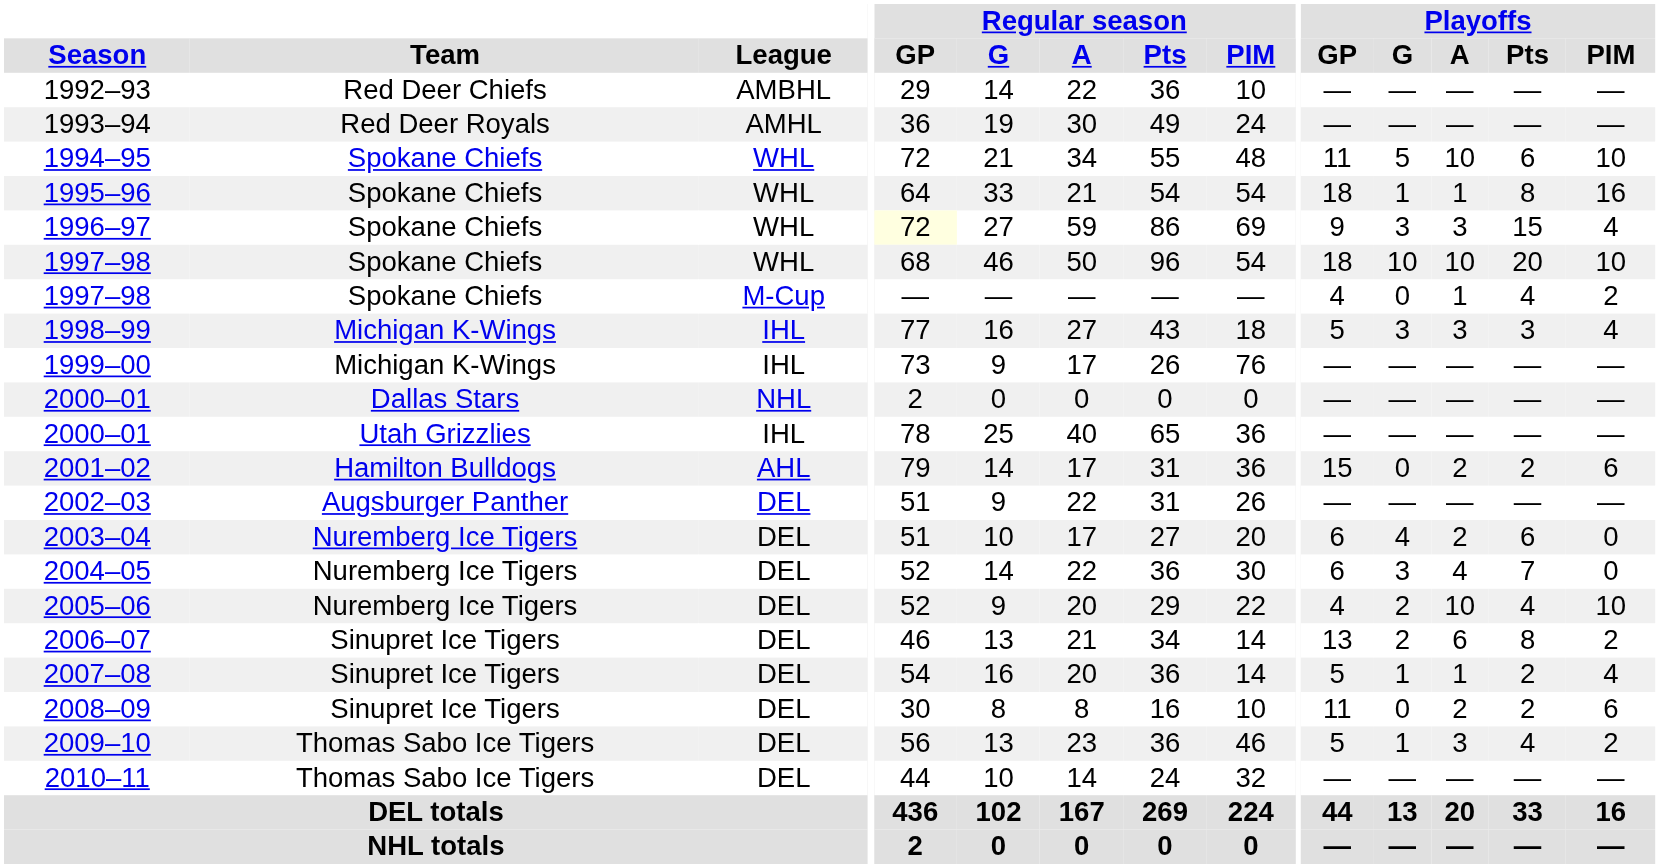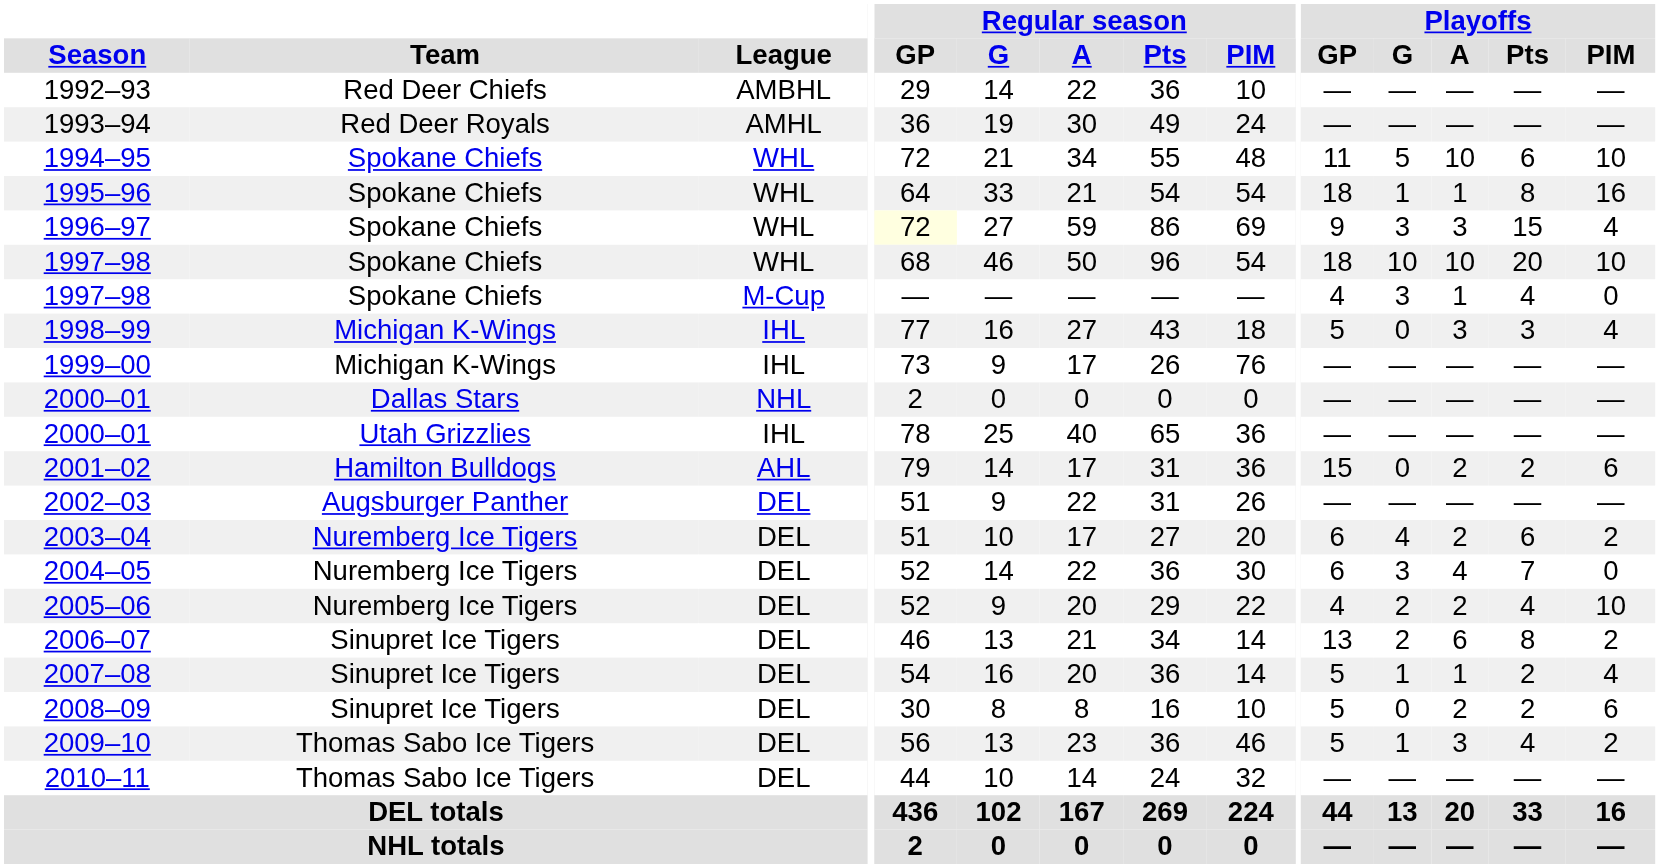(1402, 296) 0 -> (1402, 296) 3
(1611, 296) 2 -> (1611, 296) 0
(1402, 330) 3 -> (1402, 330) 0
(1611, 536) 0 -> (1611, 536) 2
(1460, 605) 10 -> (1460, 605) 2
(1337, 708) 11 -> (1337, 708) 5
